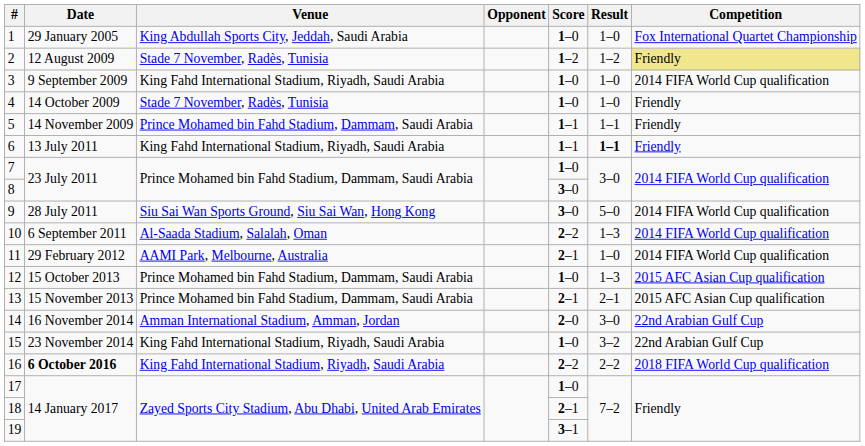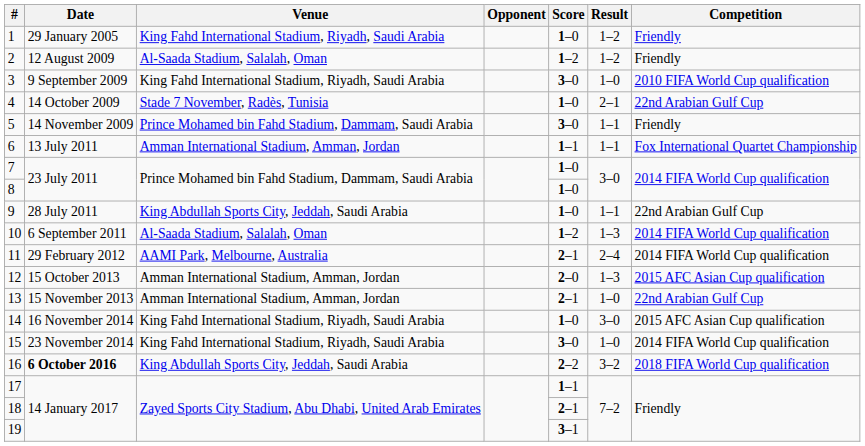(274, 37) King Abdullah Sports City, Jeddah, Saudi Arabia -> (292, 37) King Fahd International Stadium, Riyadh, Saudi Arabia
(610, 37) 1–0 -> (610, 37) 1–2
(746, 37) Fox International Quartet Championship -> (658, 37) Friendly
(234, 59) Stade 7 November, Radès, Tunisia -> (233, 59) Al-Saada Stadium, Salalah, Oman
(658, 59) khaki background -> (658, 59) no background
(568, 80) 1–0 -> (568, 80) 3–0
(732, 80) 2014 FIFA World Cup qualification -> (732, 80) 2010 FIFA World Cup qualification
(610, 102) 1–0 -> (610, 102) 2–1
(658, 102) Friendly -> (699, 102) 22nd Arabian Gulf Cup
(568, 124) 1–1 -> (568, 124) 3–0
(292, 146) King Fahd International Stadium, Riyadh, Saudi Arabia -> (270, 146) Amman International Stadium, Amman, Jordan
(610, 146) bold -> (610, 146) normal
(658, 146) Friendly -> (746, 146) Fox International Quartet Championship
(568, 190) 3–0 -> (568, 190) 1–0
(287, 212) Siu Sai Wan Sports Ground, Siu Sai Wan, Hong Kong -> (274, 212) King Abdullah Sports City, Jeddah, Saudi Arabia
(568, 212) 3–0 -> (568, 212) 1–0
(610, 212) 5–0 -> (610, 212) 1–1
(732, 212) 2014 FIFA World Cup qualification -> (699, 212) 22nd Arabian Gulf Cup
(568, 233) 2–2 -> (568, 233) 1–2
(610, 255) 1–0 -> (610, 255) 2–4
(306, 277) Prince Mohamed bin Fahd Stadium, Dammam, Saudi Arabia -> (270, 277) Amman International Stadium, Amman, Jordan
(568, 277) 1–0 -> (568, 277) 2–0
(306, 299) Prince Mohamed bin Fahd Stadium, Dammam, Saudi Arabia -> (270, 299) Amman International Stadium, Amman, Jordan
(610, 299) 2–1 -> (610, 299) 1–0
(730, 299) 2015 AFC Asian Cup qualification -> (699, 299) 22nd Arabian Gulf Cup
(270, 321) Amman International Stadium, Amman, Jordan -> (292, 321) King Fahd International Stadium, Riyadh, Saudi Arabia
(568, 321) 2–0 -> (568, 321) 1–0
(699, 321) 22nd Arabian Gulf Cup -> (730, 321) 2015 AFC Asian Cup qualification
(568, 343) 1–0 -> (568, 343) 3–0
(610, 343) 3–2 -> (610, 343) 1–0
(699, 343) 22nd Arabian Gulf Cup -> (732, 343) 2014 FIFA World Cup qualification
(292, 364) King Fahd International Stadium, Riyadh, Saudi Arabia -> (274, 364) King Abdullah Sports City, Jeddah, Saudi Arabia
(610, 364) 2–2 -> (610, 364) 3–2
(568, 386) 1–0 -> (568, 386) 1–1
